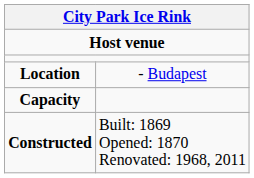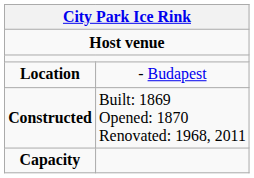rows swapped: (50, 142) <-> (50, 99)
